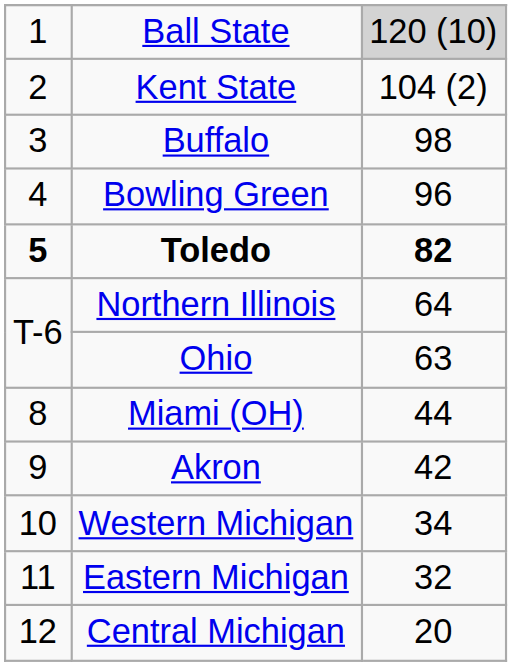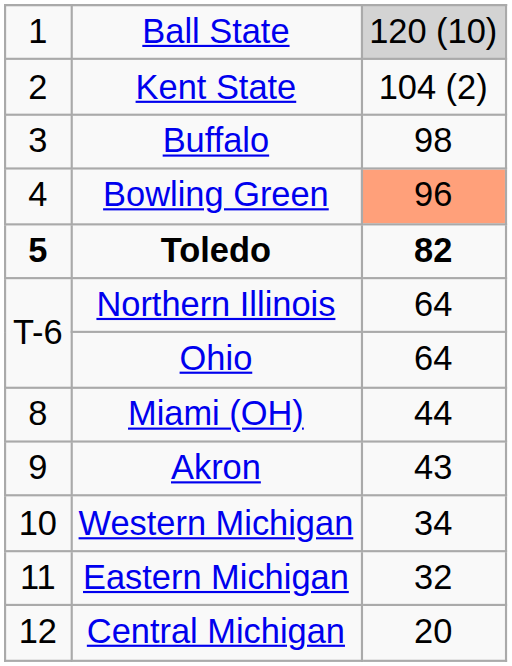(433, 195) no background -> (433, 195) lightsalmon background
(433, 359) 63 -> (433, 359) 64
(433, 468) 42 -> (433, 468) 43
